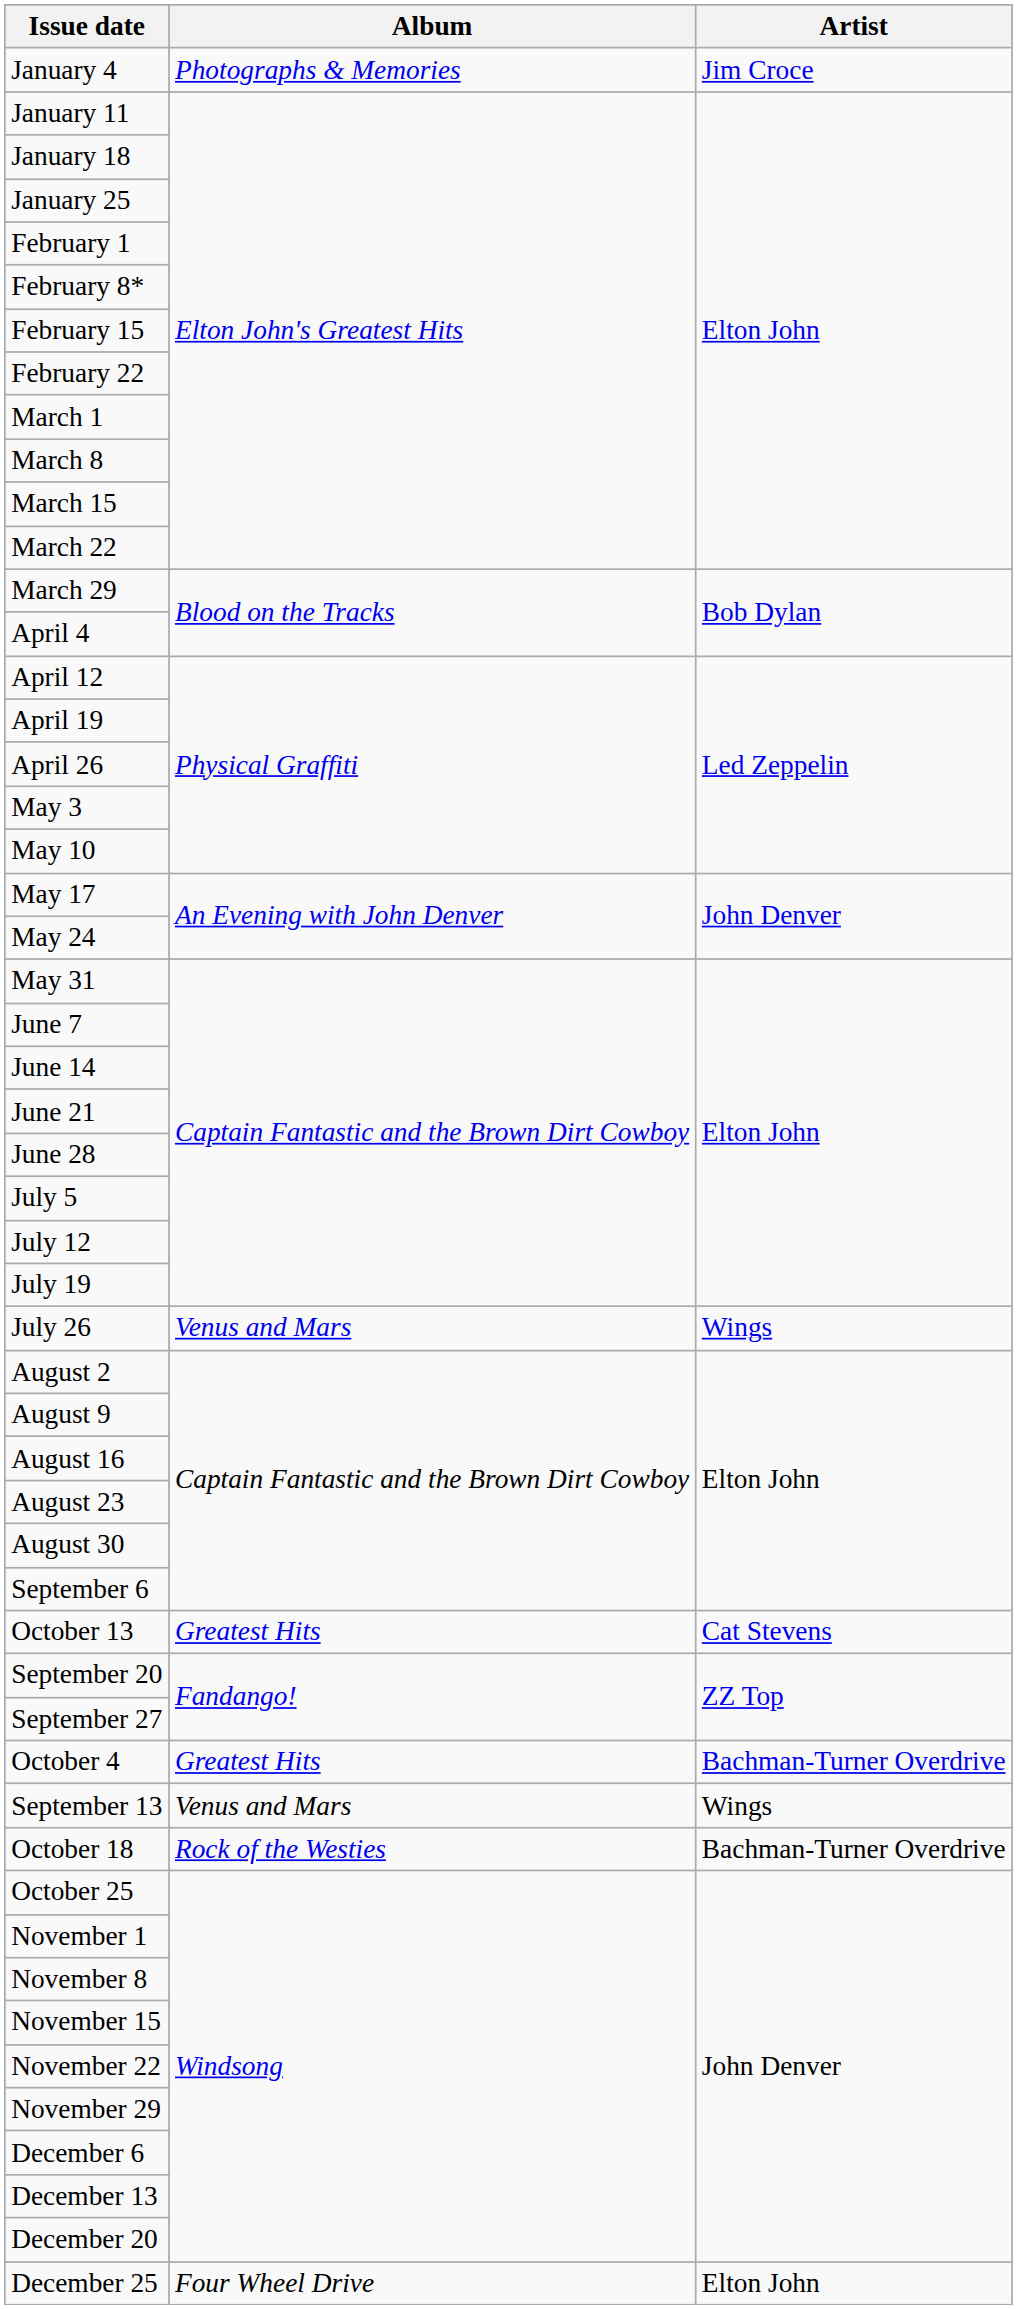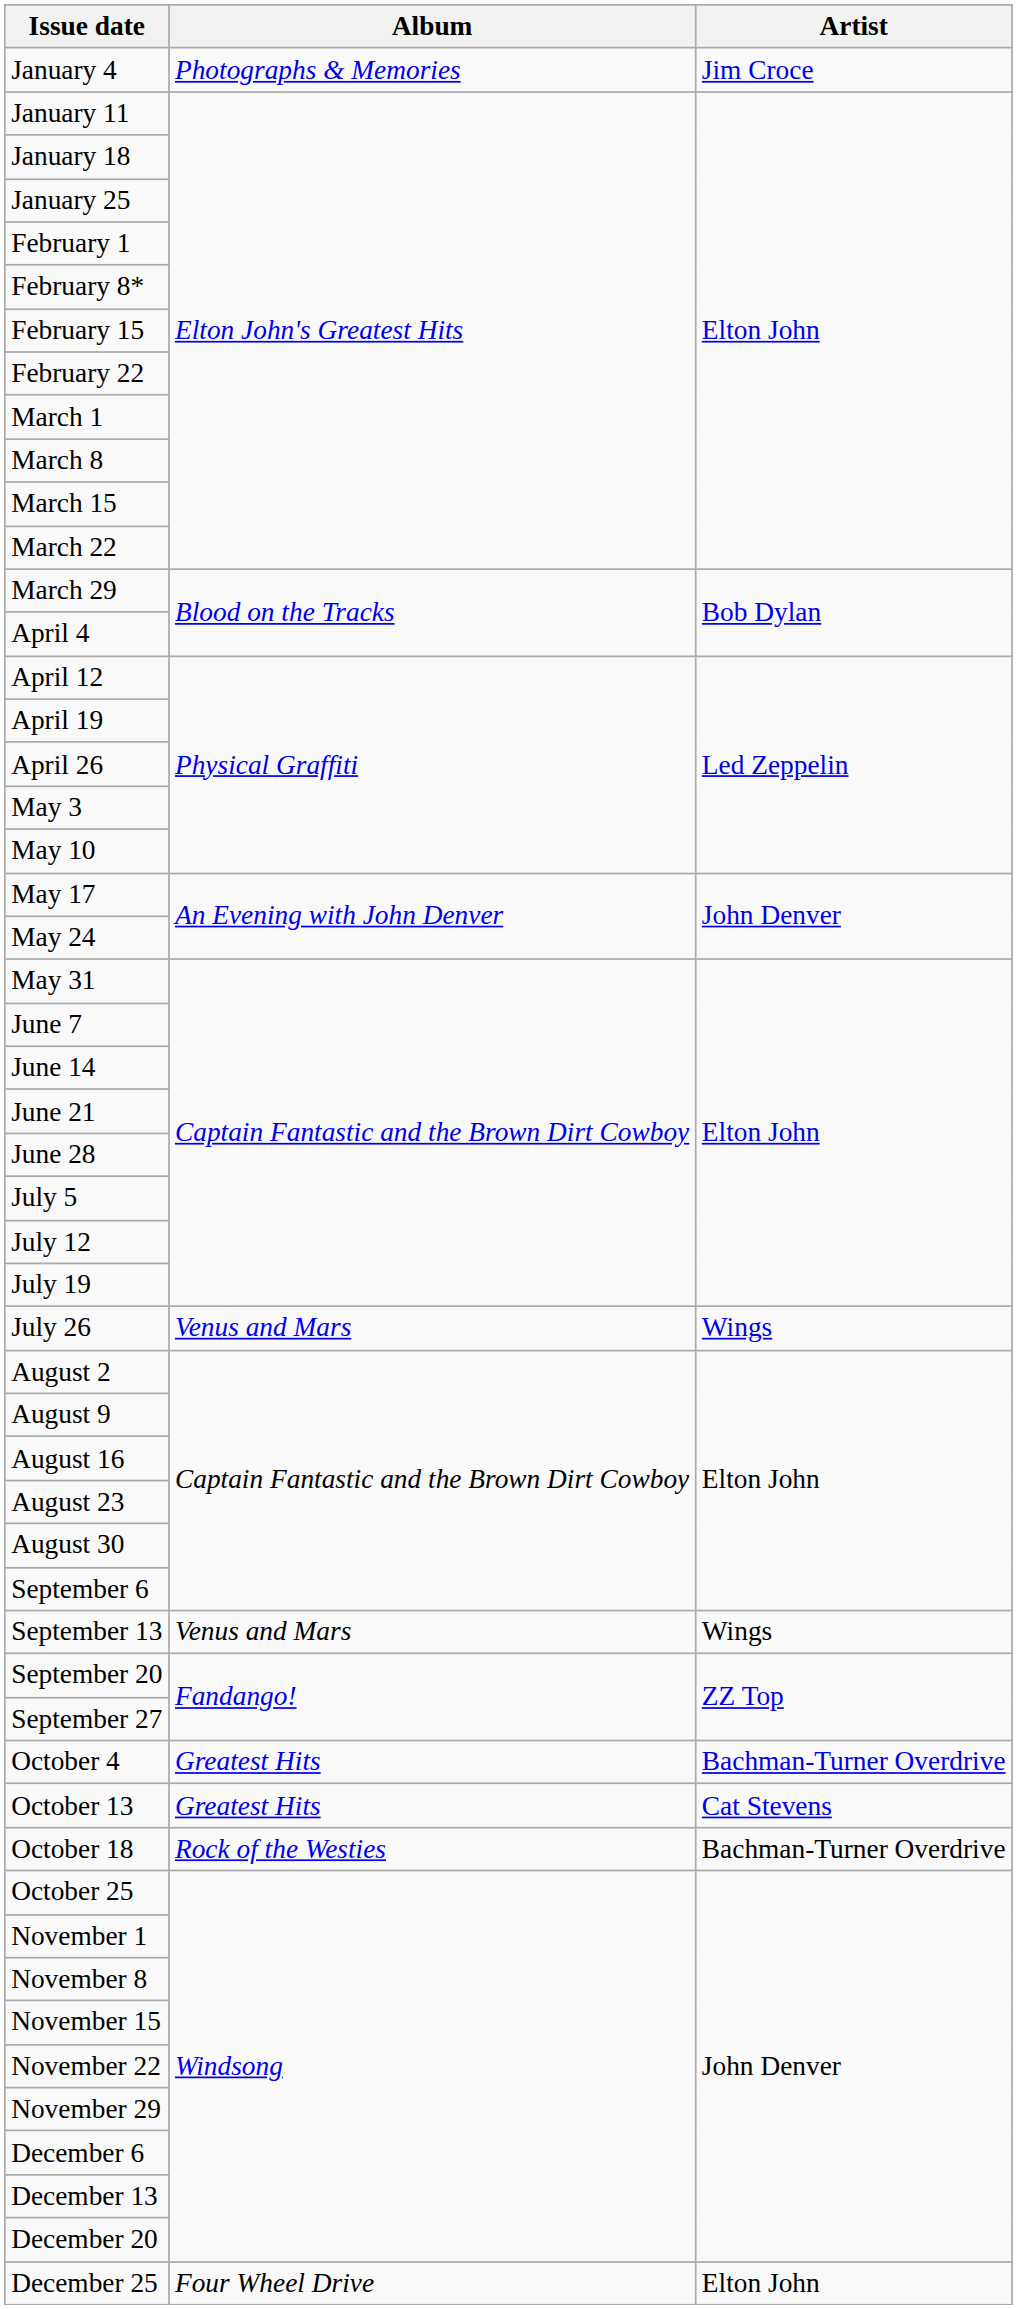rows swapped: (87, 1805) <-> (72, 1631)
